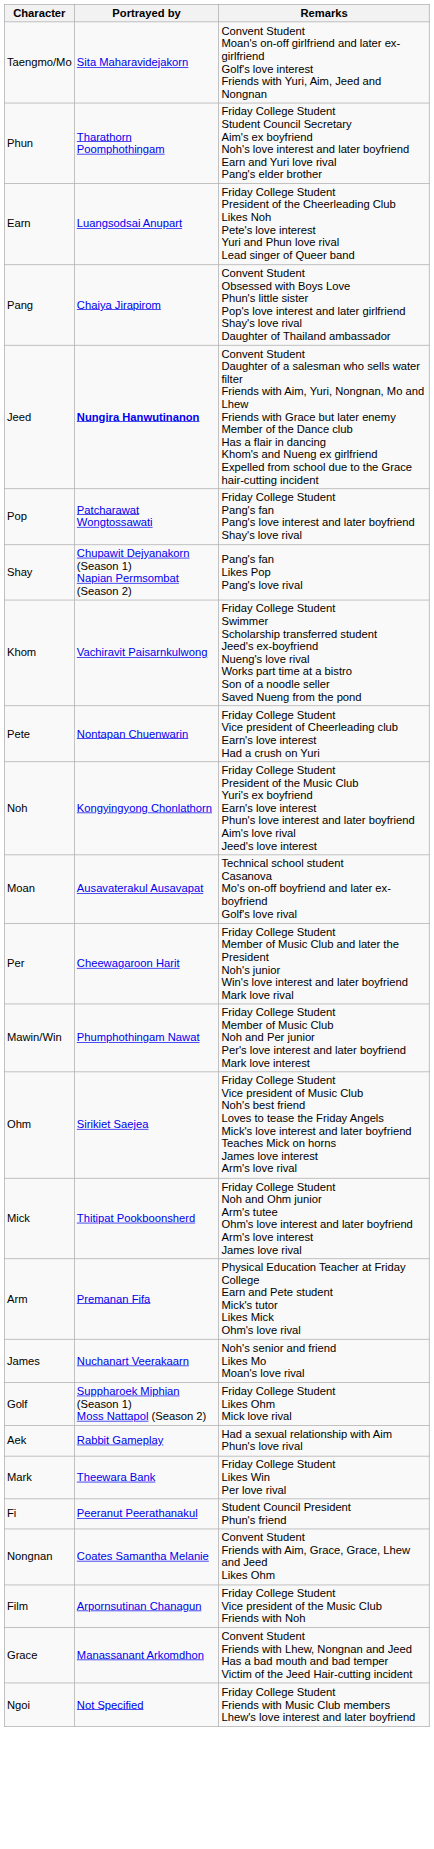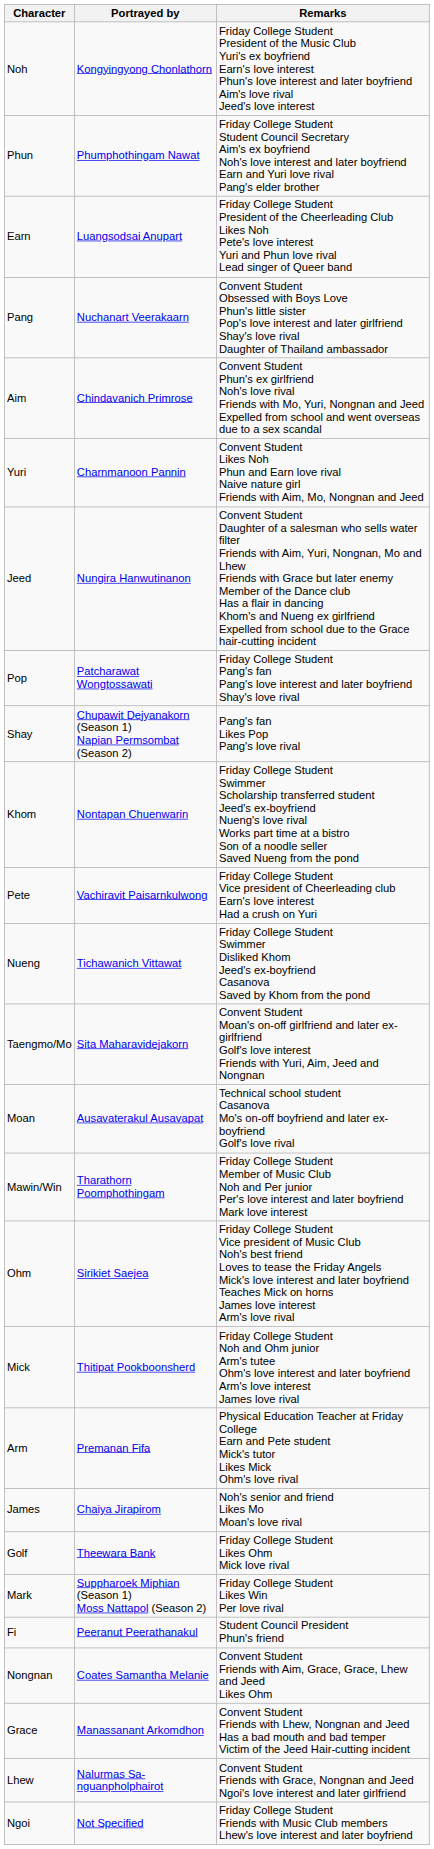rows swapped: (17, 808) <-> (39, 62)
(121, 143) Tharathorn Poomphothingam -> (138, 156) Phumphothingam Nawat
(119, 304) Chaiya Jirapirom -> (133, 317) Nuchanart Veerakaarn
+ row: (17, 398)
+ row: (17, 472)
(138, 417) bold -> (134, 578) normal
(142, 653) Vachiravit Paisarnkulwong -> (133, 814) Nontapan Chuenwarin
(133, 733) Nontapan Chuenwarin -> (142, 895) Vachiravit Paisarnkulwong
+ row: (23, 963)
- row: (16, 963)
(138, 1038) Phumphothingam Nawat -> (121, 1187) Tharathorn Poomphothingam
(133, 1361) Nuchanart Veerakaarn -> (119, 1510) Chaiya Jirapirom
(142, 1404) Suppharoek Miphian (Season 1) Moss Nattapol (Season 2) -> (116, 1553) Theewara Bank
- row: (17, 1440)
(116, 1477) Theewara Bank -> (142, 1595) Suppharoek Miphian (Season 1) Moss Nattapol (Season 2)
- row: (18, 1606)
+ row: (20, 1780)
